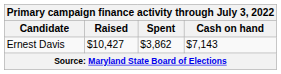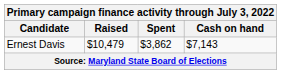(105, 45) $10,427 -> (105, 45) $10,479
